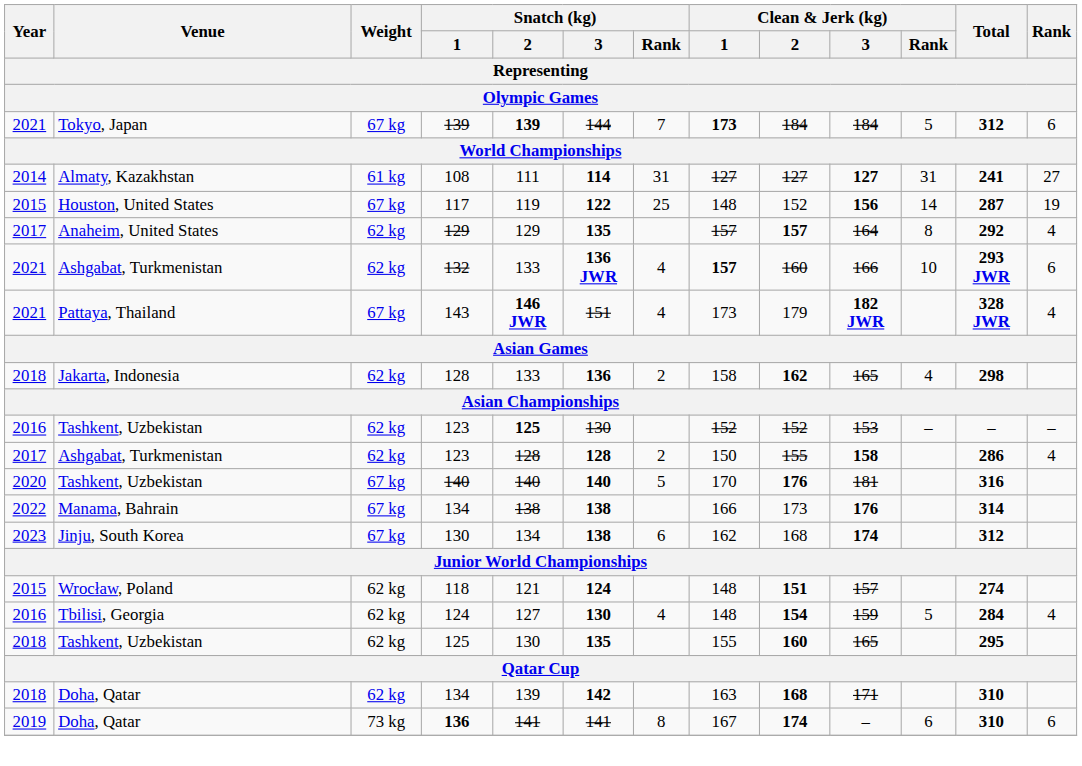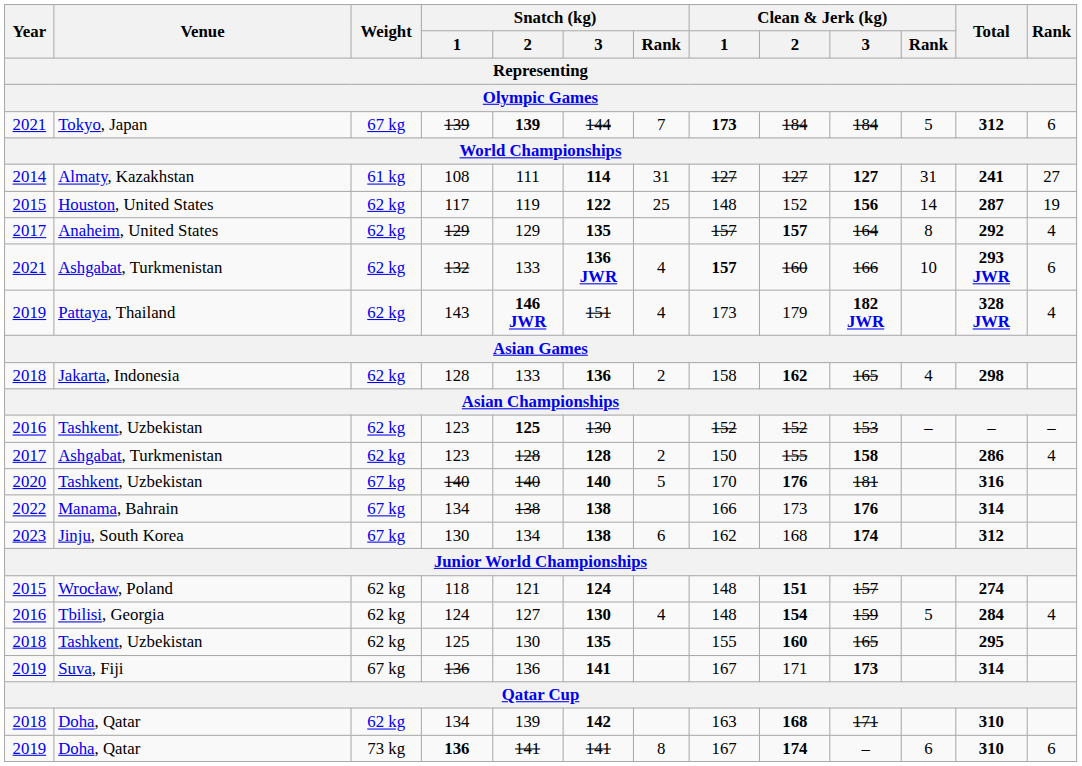(386, 204) 67 kg -> (386, 204) 62 kg
(29, 312) 2021 -> (29, 312) 2019
(386, 312) 67 kg -> (386, 312) 62 kg
+ row: (91, 668)
